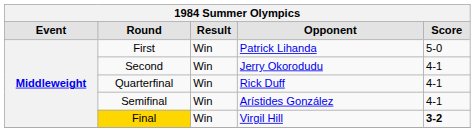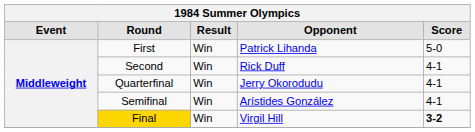(281, 66) Jerry Okorodudu -> (262, 66) Rick Duff
(262, 83) Rick Duff -> (281, 83) Jerry Okorodudu
